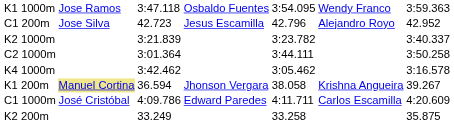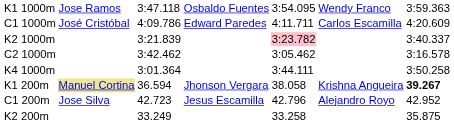rows swapped: (30, 100) <-> (27, 23)
(294, 39) no background -> (294, 39) pink background
(159, 54) 3:01.364 -> (159, 54) 3:42.462
(293, 54) 3:44.111 -> (294, 54) 3:05.462
(428, 54) 3:50.258 -> (428, 54) 3:16.578
(159, 70) 3:42.462 -> (159, 70) 3:01.364
(294, 70) 3:05.462 -> (293, 70) 3:44.111
(428, 70) 3:16.578 -> (428, 70) 3:50.258
(423, 85) normal -> (423, 85) bold
